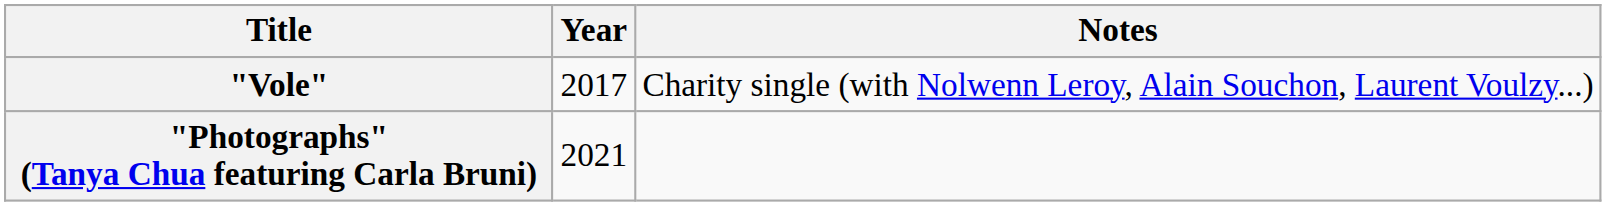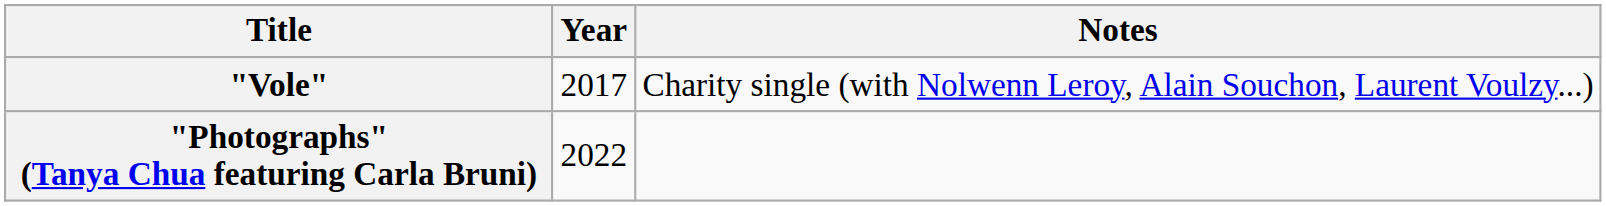(594, 155) 2021 -> (594, 155) 2022
